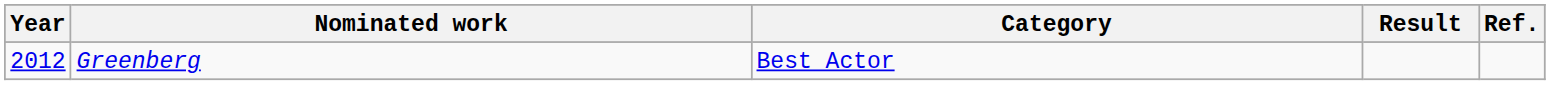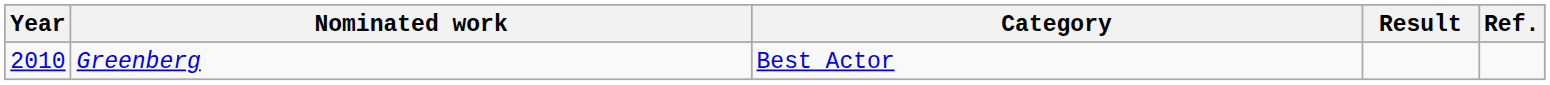(38, 61) 2012 -> (38, 61) 2010
